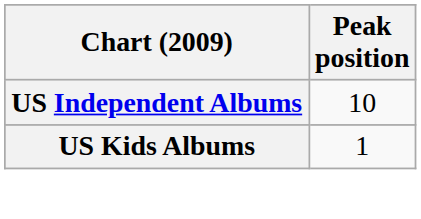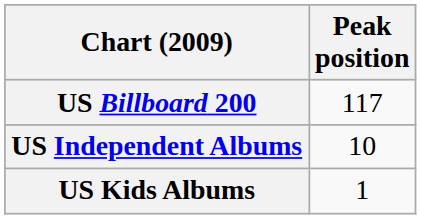+ row: (157, 102)
